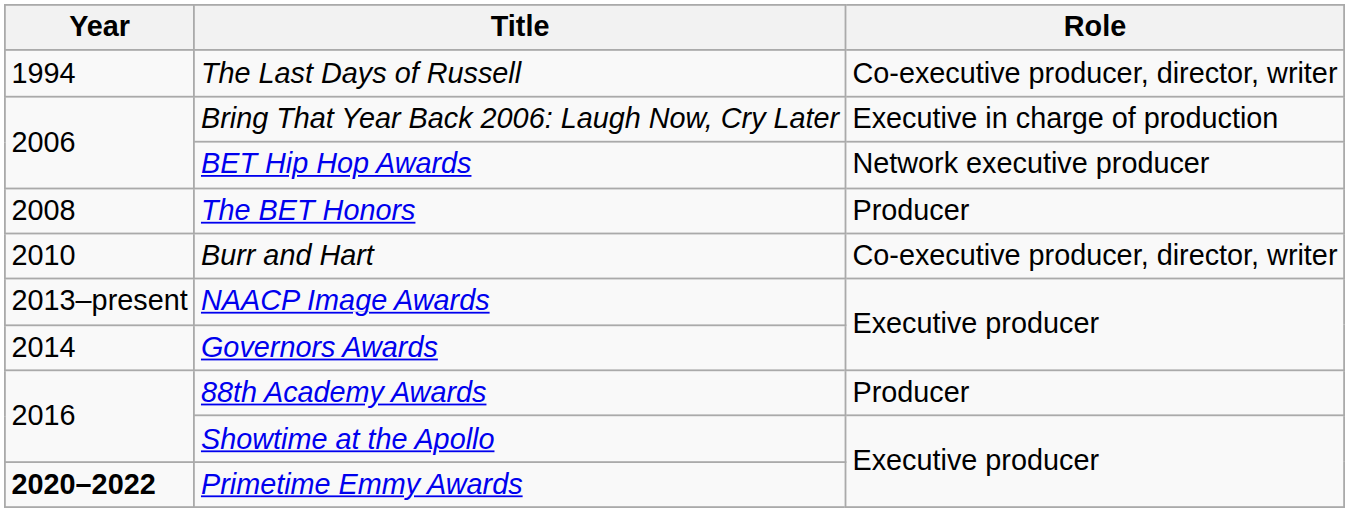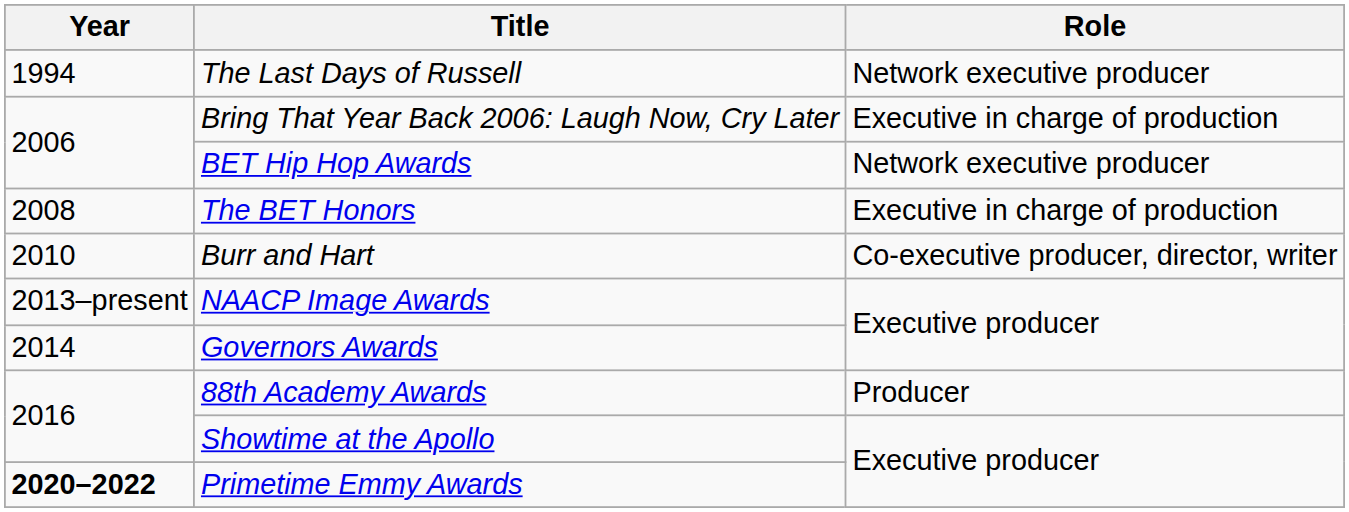(1095, 73) Co-executive producer, director, writer -> (1031, 73) Network executive producer
(911, 210) Producer -> (1065, 210) Executive in charge of production
